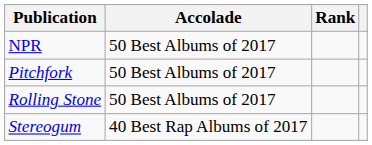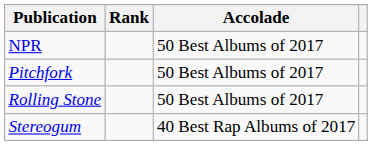columns swapped: (208, 18) <-> (335, 18)
